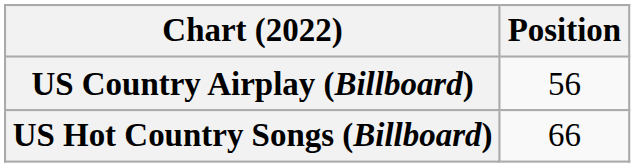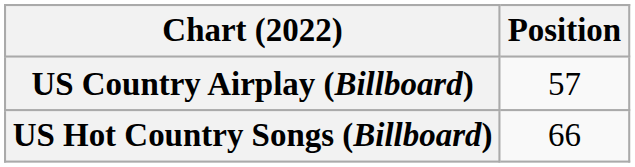(564, 82) 56 -> (564, 82) 57
